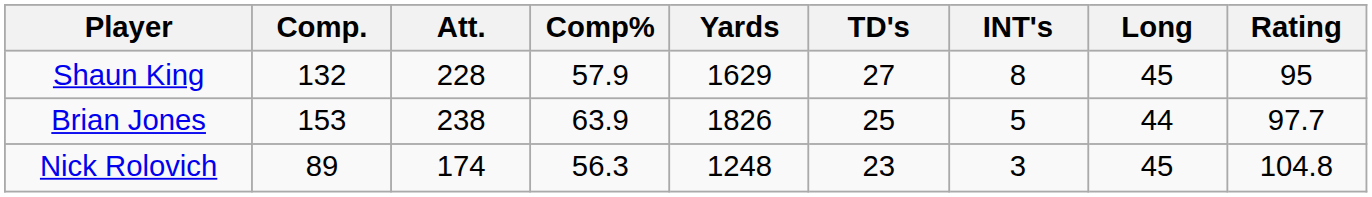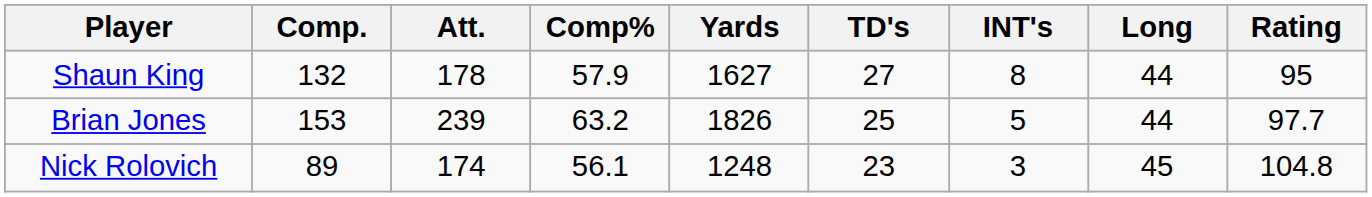(461, 74) 228 -> (461, 74) 178
(740, 74) 1629 -> (740, 74) 1627
(1157, 74) 45 -> (1157, 74) 44
(461, 120) 238 -> (461, 120) 239
(600, 120) 63.9 -> (600, 120) 63.2
(600, 167) 56.3 -> (600, 167) 56.1
